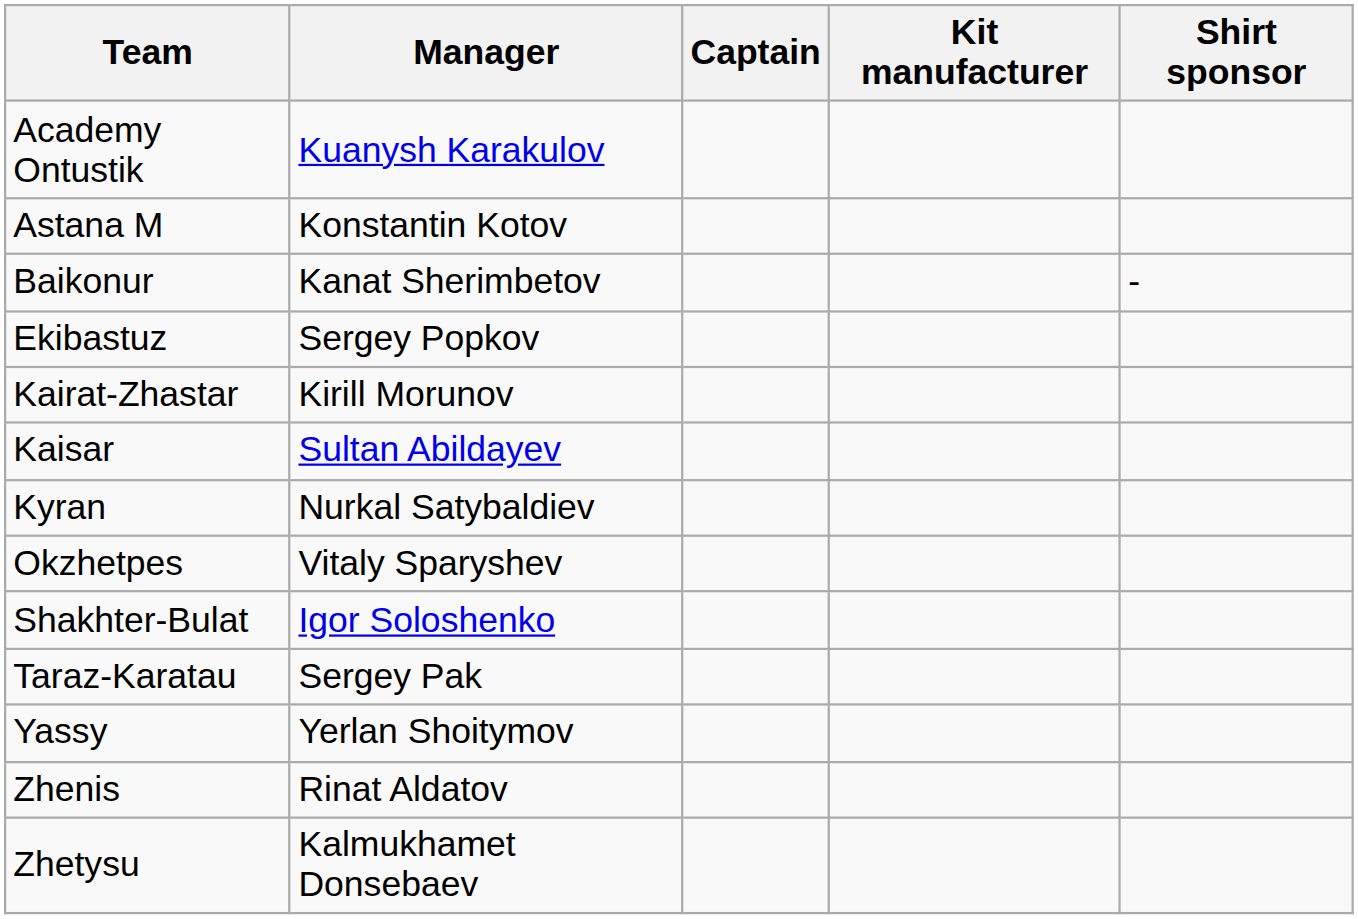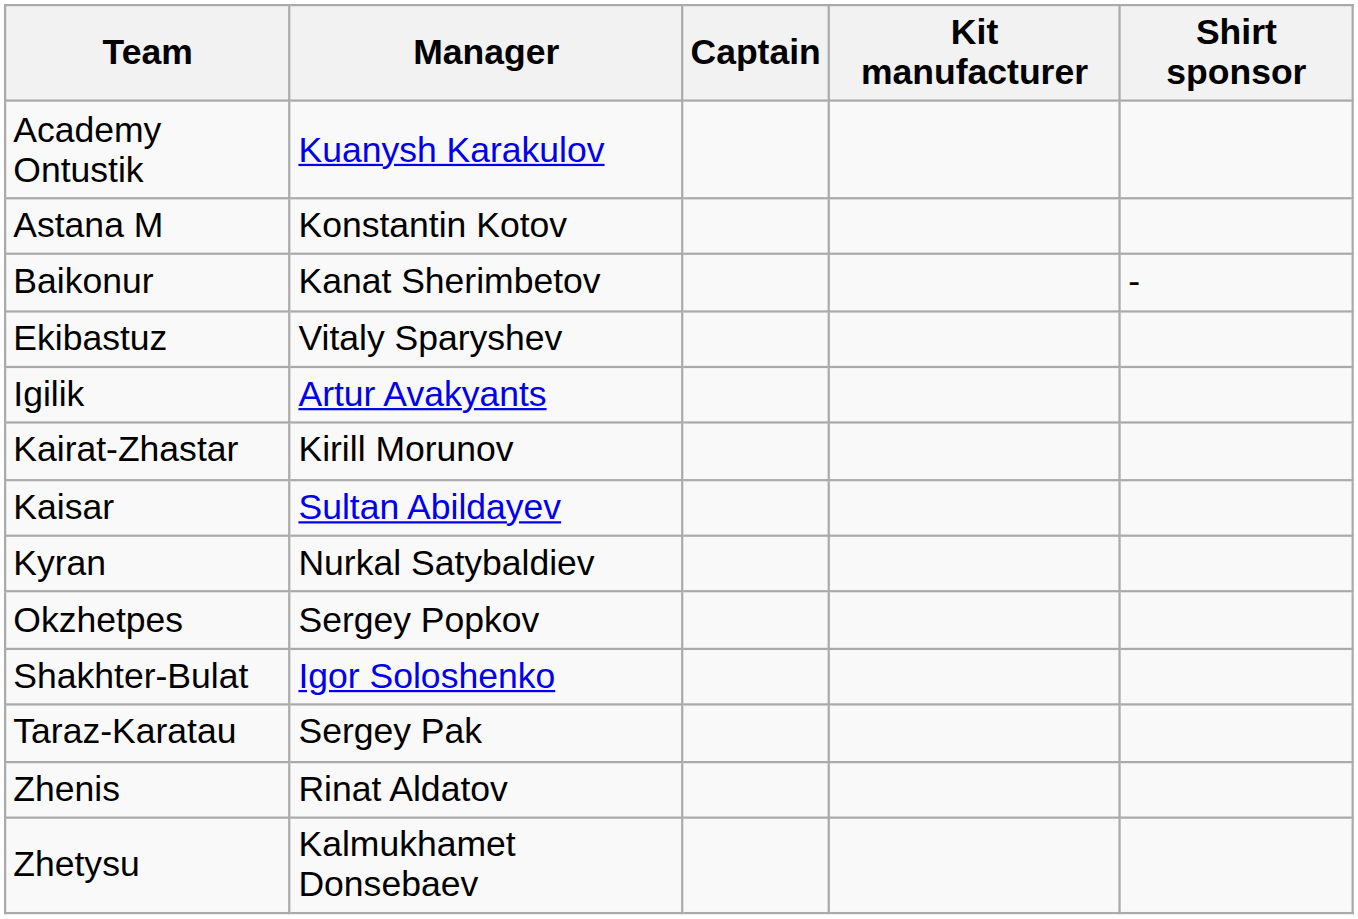(419, 337) Sergey Popkov -> (430, 337) Vitaly Sparyshev
+ row: (49, 394)
(430, 563) Vitaly Sparyshev -> (419, 619) Sergey Popkov
- row: (60, 732)
